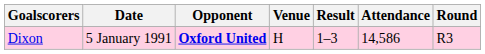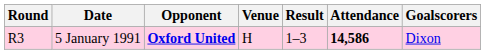columns swapped: (457, 15) <-> (44, 15)
(381, 37) normal -> (350, 37) bold
